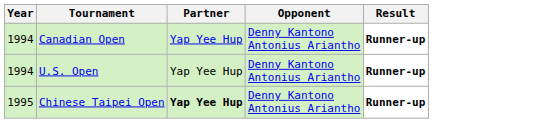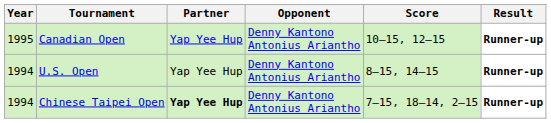+ column: (422, 13)
(20, 38) 1994 -> (20, 38) 1995
(20, 102) 1995 -> (20, 102) 1994
